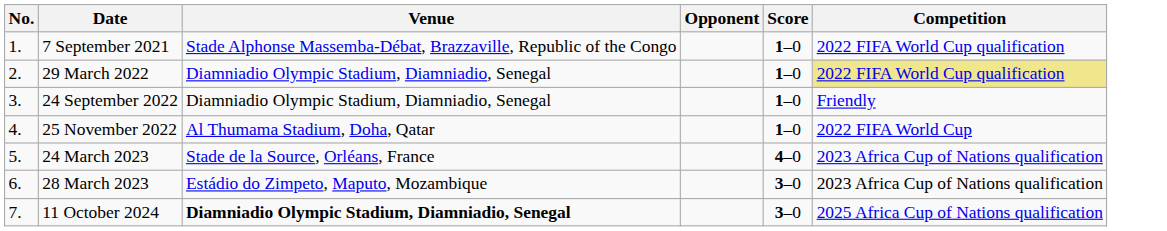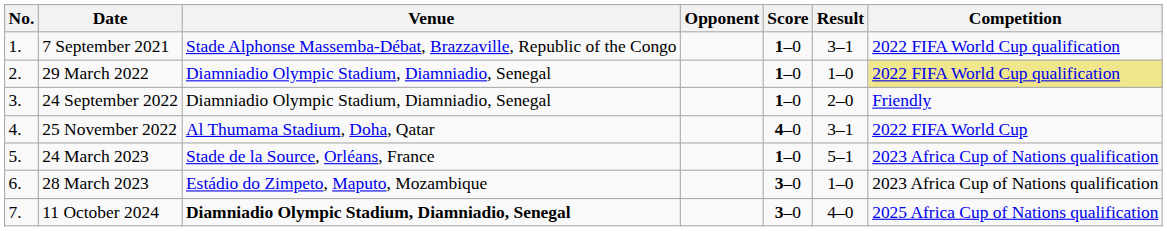+ column: (840, 18)
(788, 128) 1–0 -> (788, 128) 4–0
(788, 156) 4–0 -> (788, 156) 1–0
